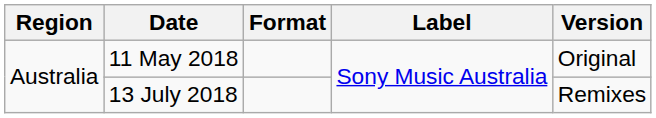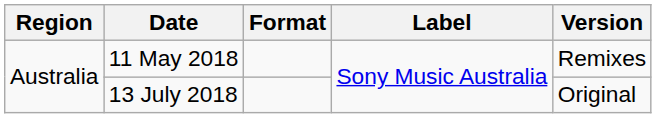(597, 58) Original -> (602, 58) Remixes
(602, 94) Remixes -> (597, 94) Original
